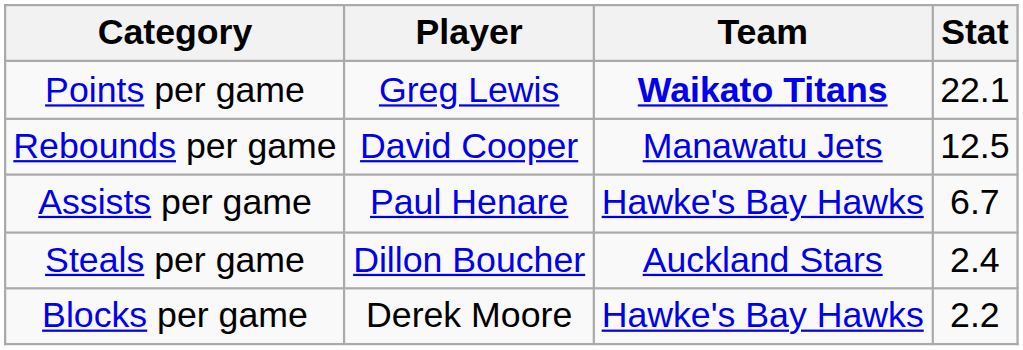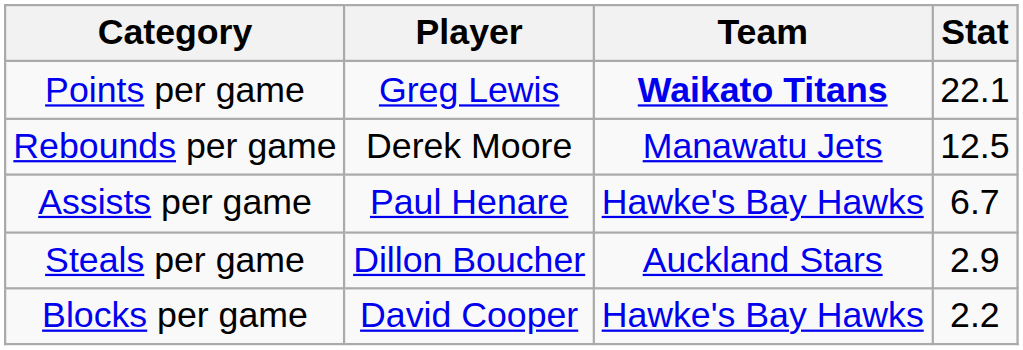(469, 145) David Cooper -> (469, 145) Derek Moore
(975, 259) 2.4 -> (975, 259) 2.9
(469, 315) Derek Moore -> (469, 315) David Cooper
